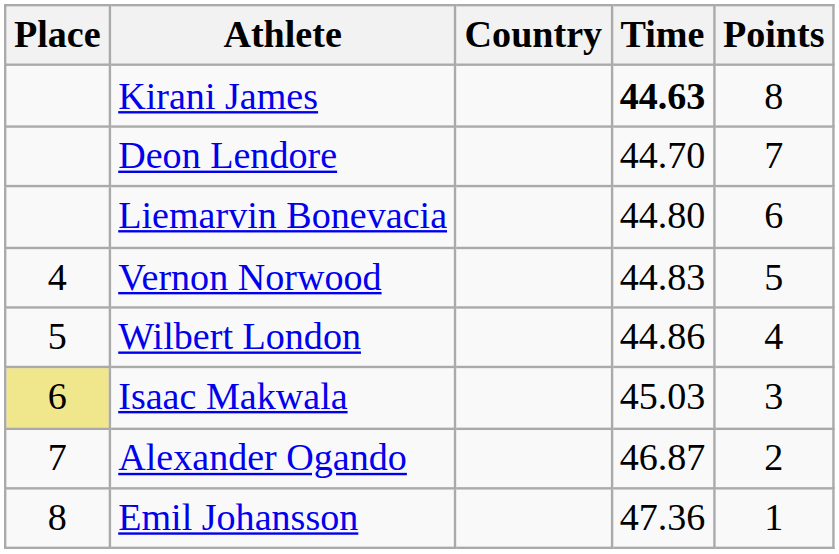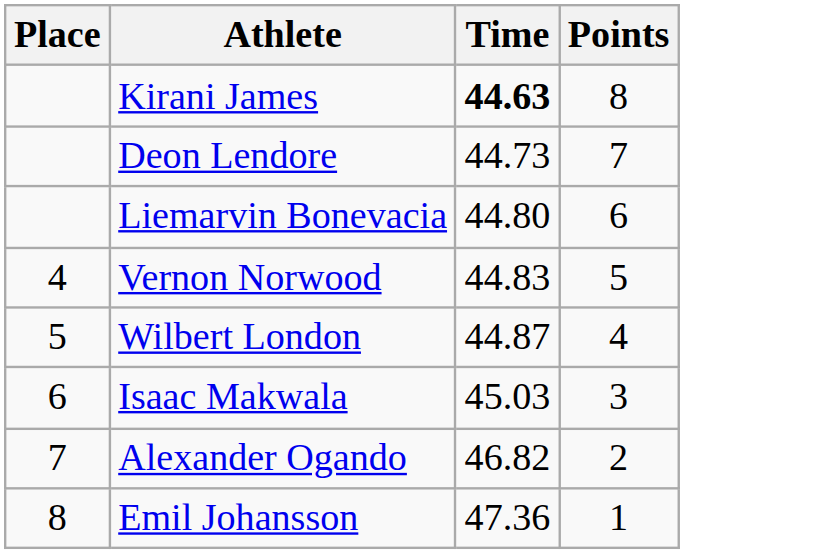- column: (533, 34)
(663, 155) 44.70 -> (507, 155) 44.73
(663, 336) 44.86 -> (507, 336) 44.87
(57, 397) khaki background -> (57, 397) no background
(663, 457) 46.87 -> (507, 457) 46.82
